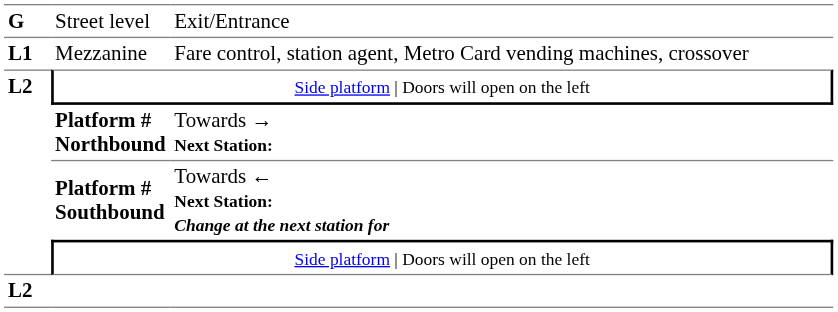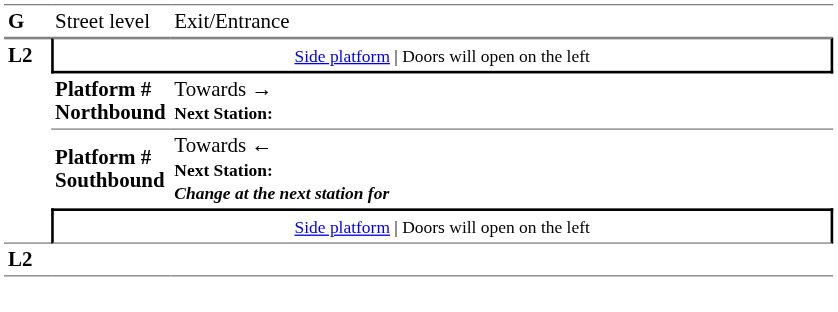- row: (101, 53)
